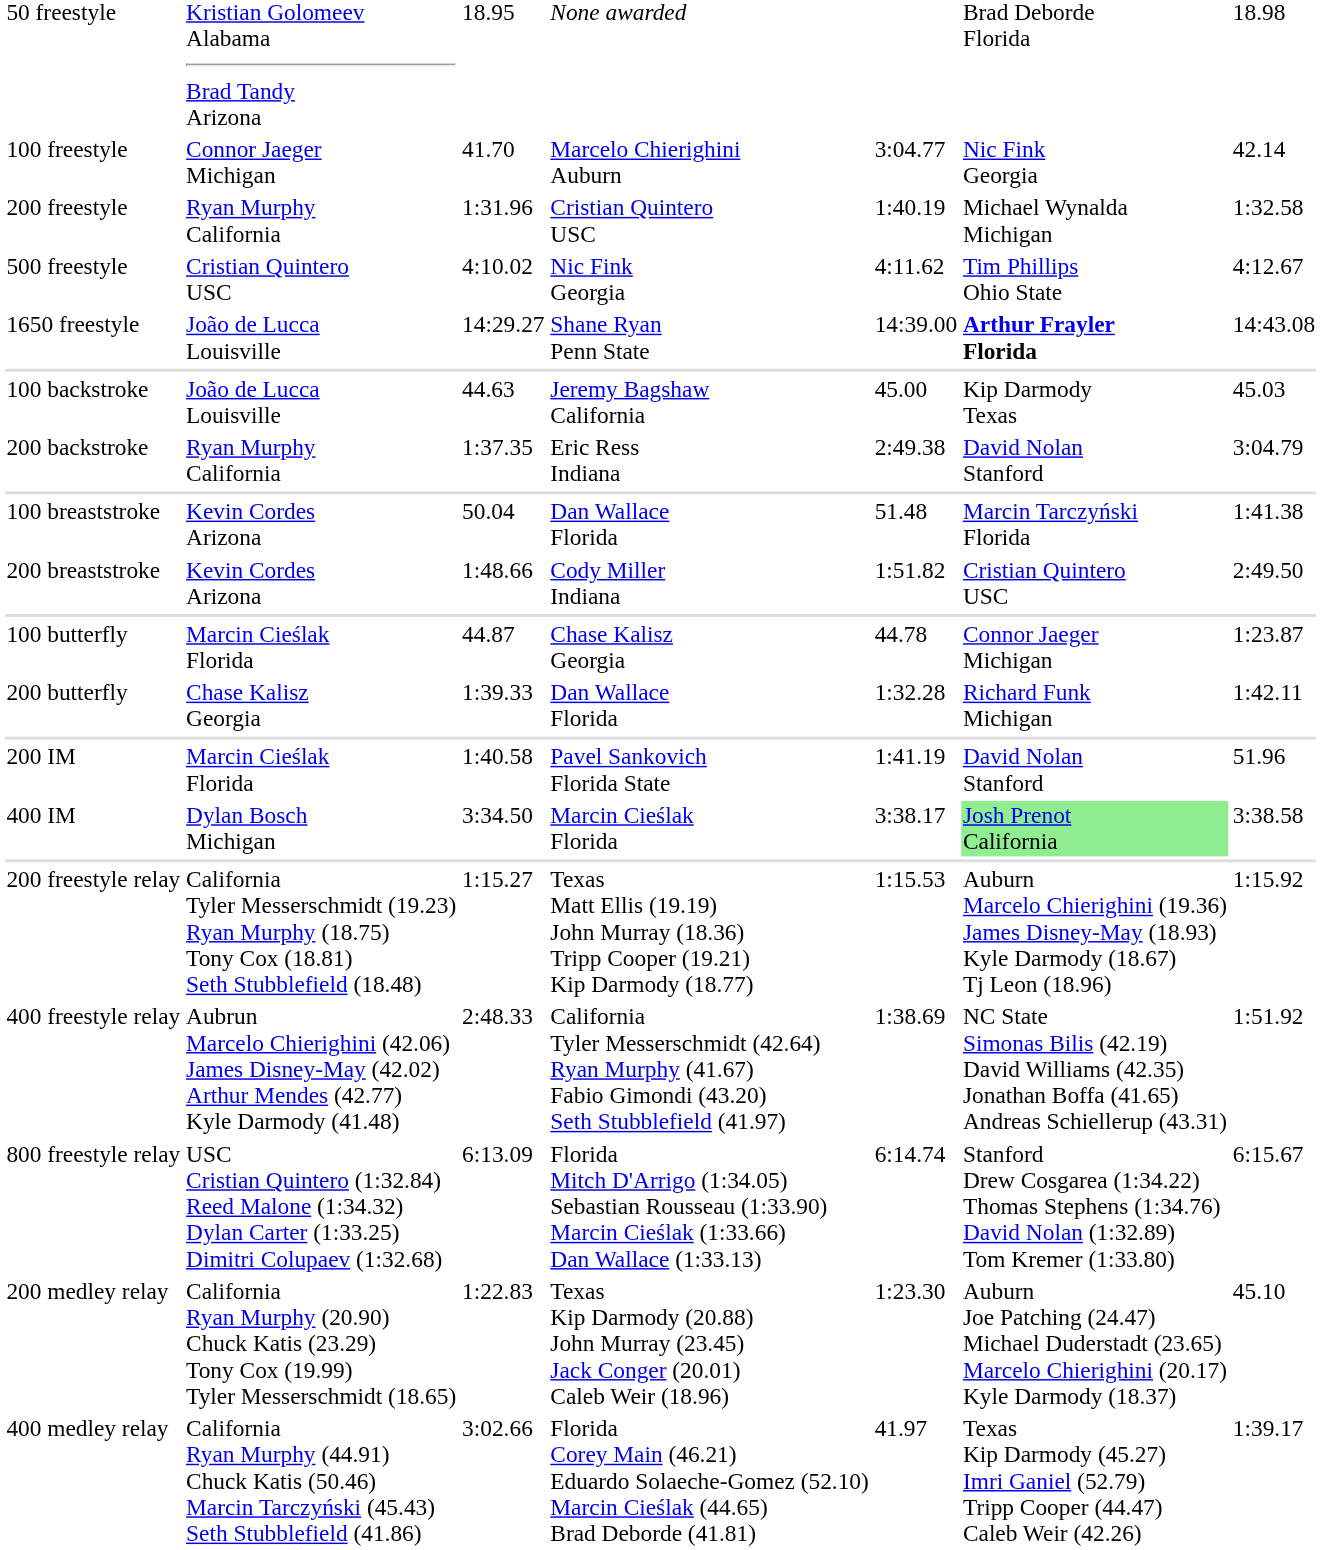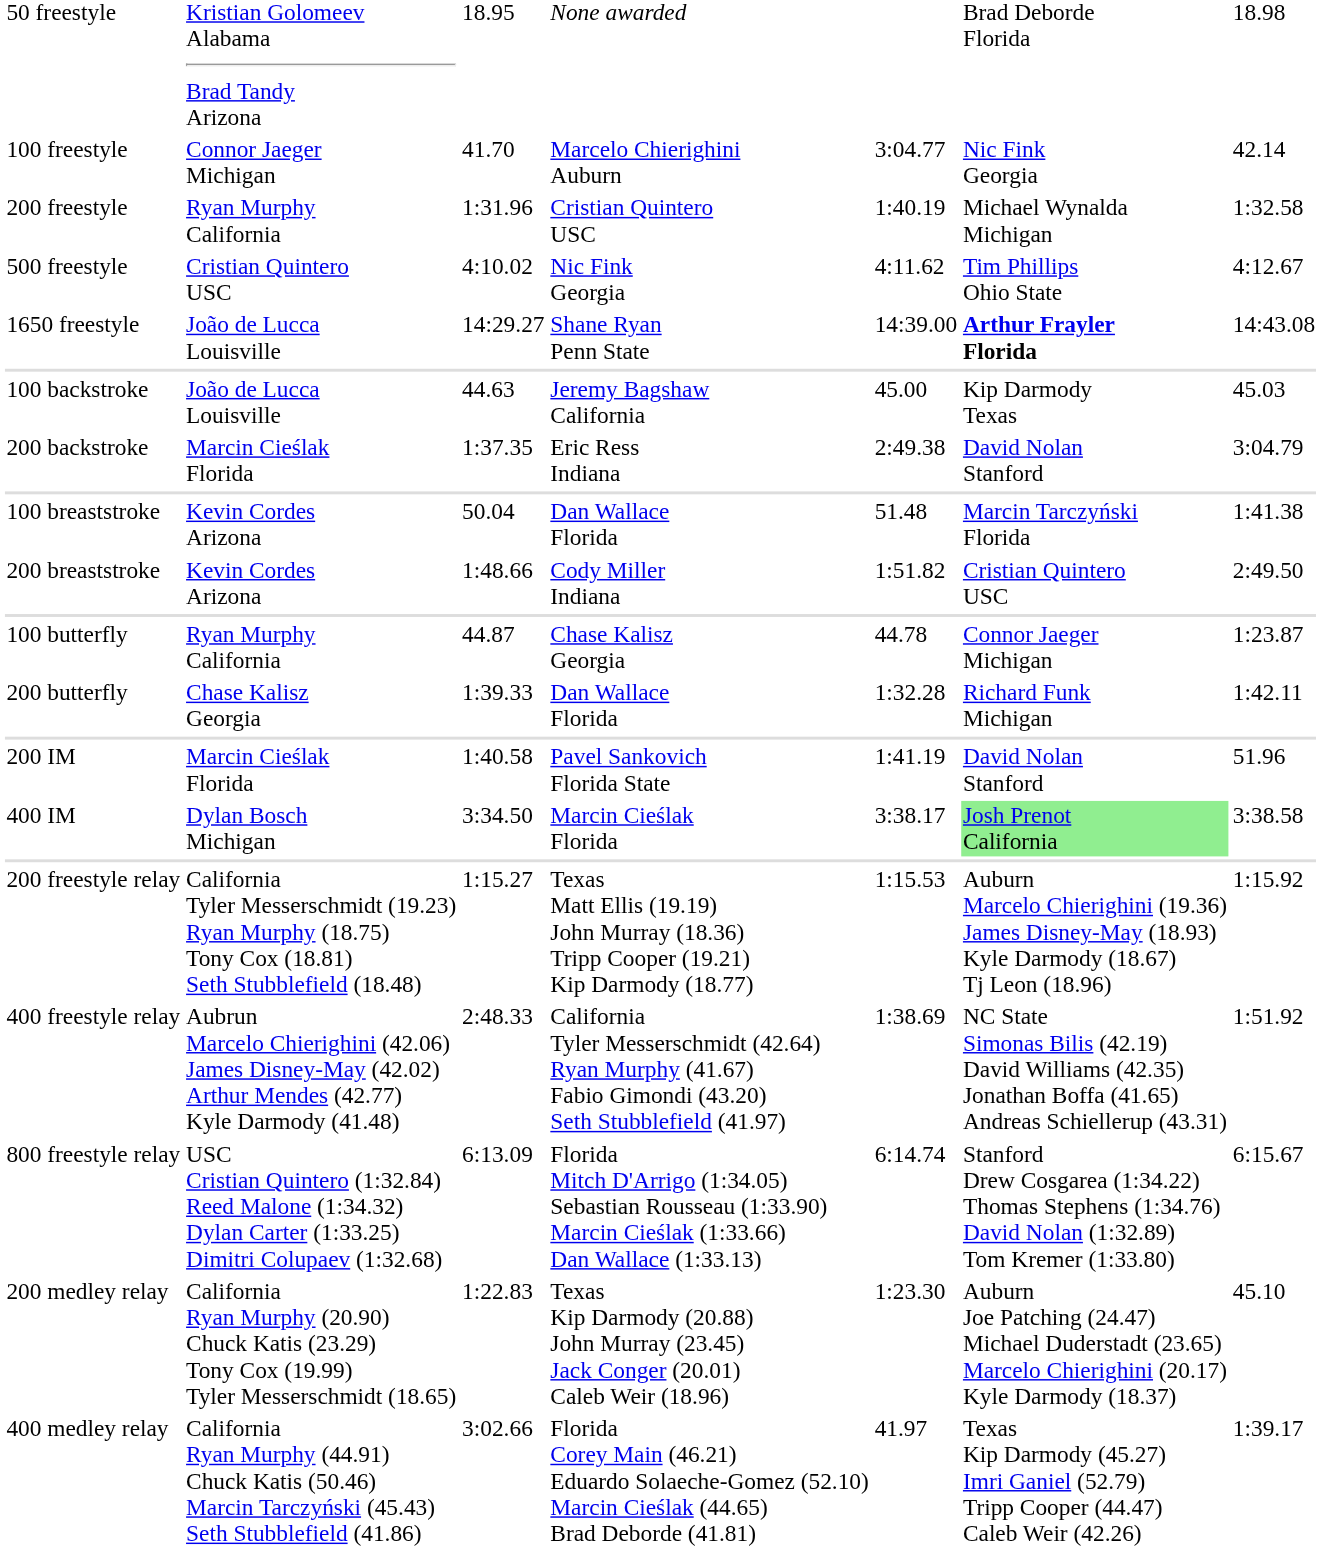(251, 460) Ryan Murphy California -> (258, 460) Marcin Cieślak Florida
(258, 647) Marcin Cieślak Florida -> (251, 647) Ryan Murphy California
